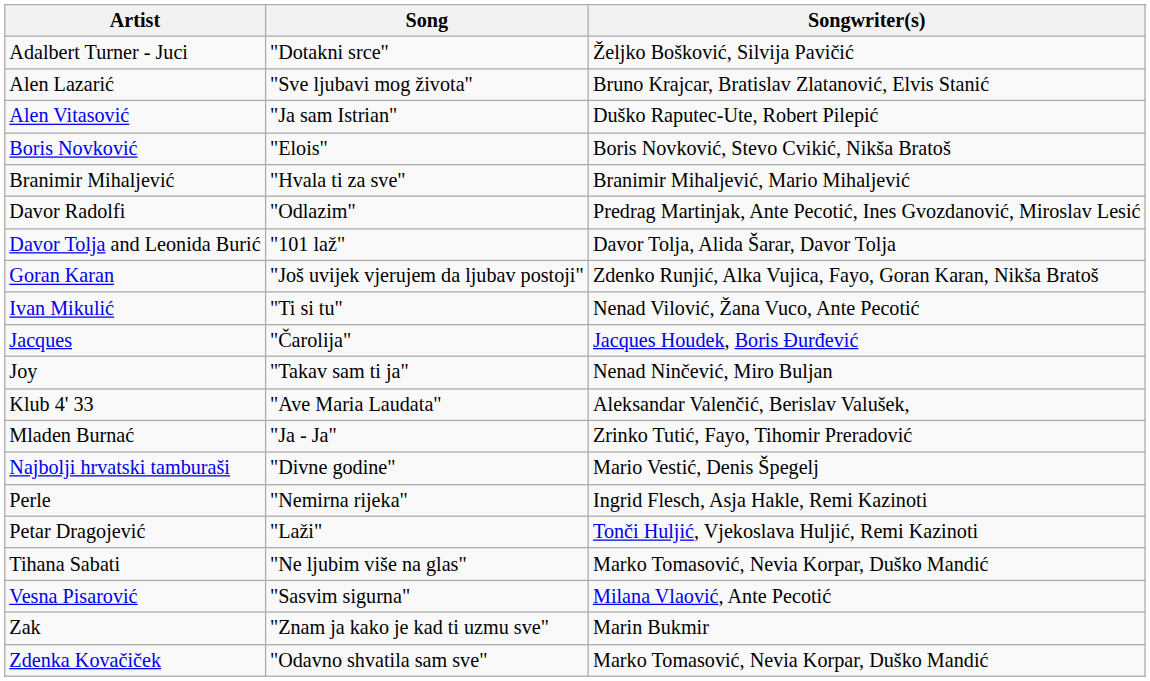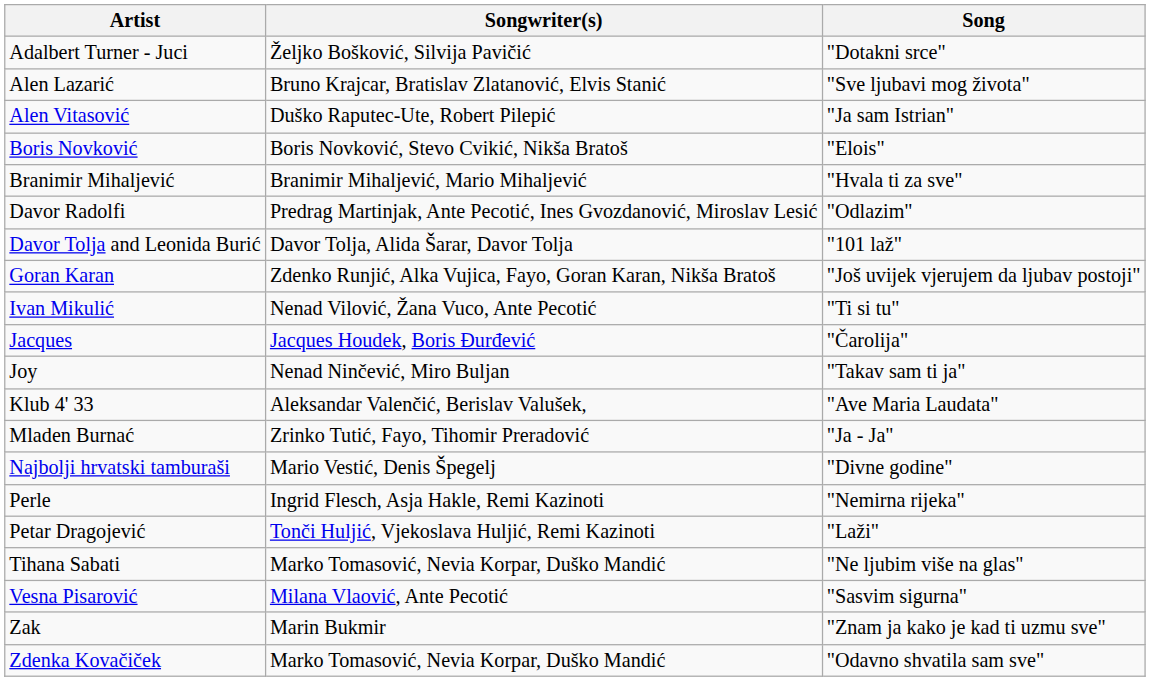columns swapped: (427, 20) <-> (867, 20)
